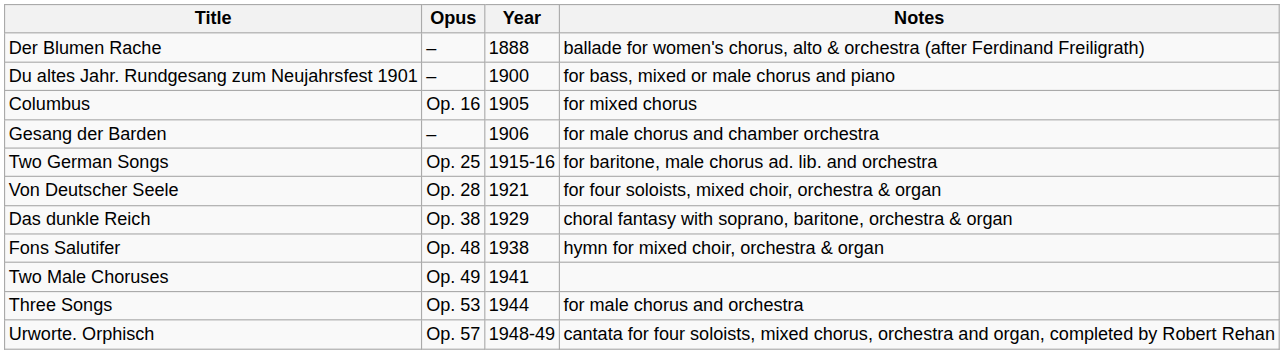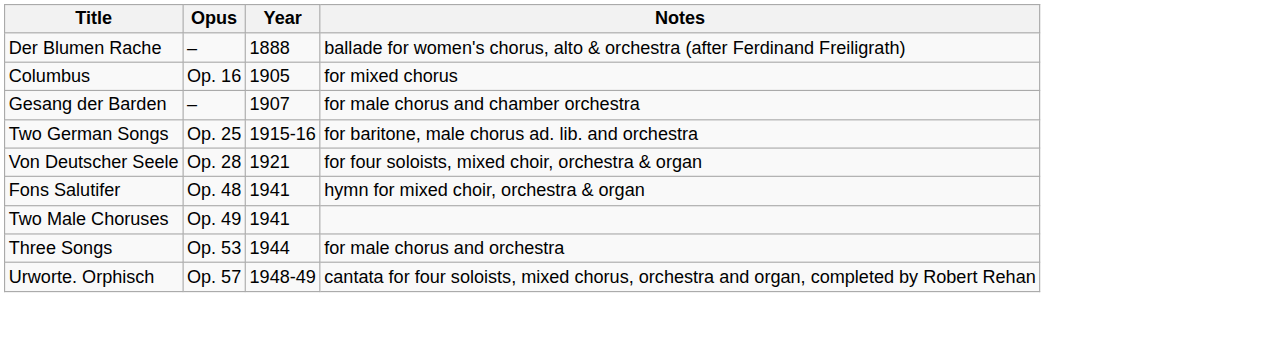- row: (213, 76)
(509, 133) 1906 -> (270, 104) 1907
- row: (80, 219)
(509, 248) 1938 -> (270, 190) 1941
